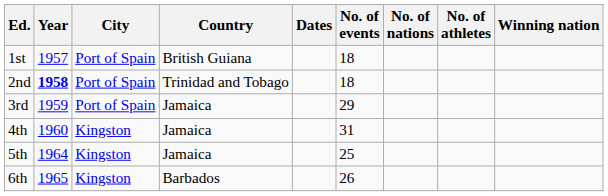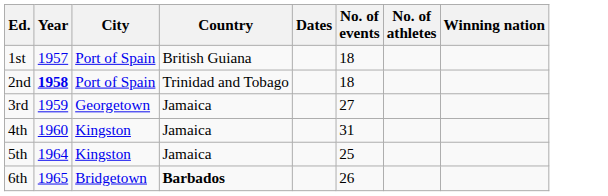- column: (410, 25)
(115, 105) Port of Spain -> (113, 105) Georgetown
(347, 105) 29 -> (347, 105) 27
(103, 178) Kingston -> (111, 178) Bridgetown
(191, 178) normal -> (194, 178) bold
